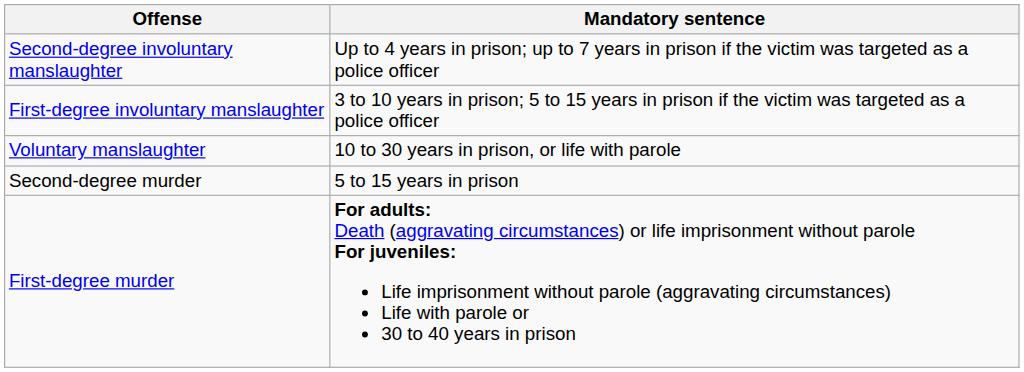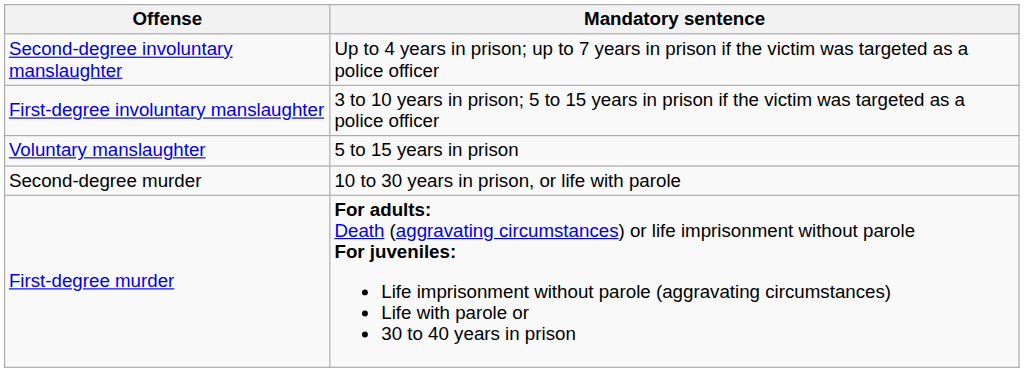(508, 150) 10 to 30 years in prison, or life with parole -> (427, 150) 5 to 15 years in prison
(427, 180) 5 to 15 years in prison -> (508, 180) 10 to 30 years in prison, or life with parole
